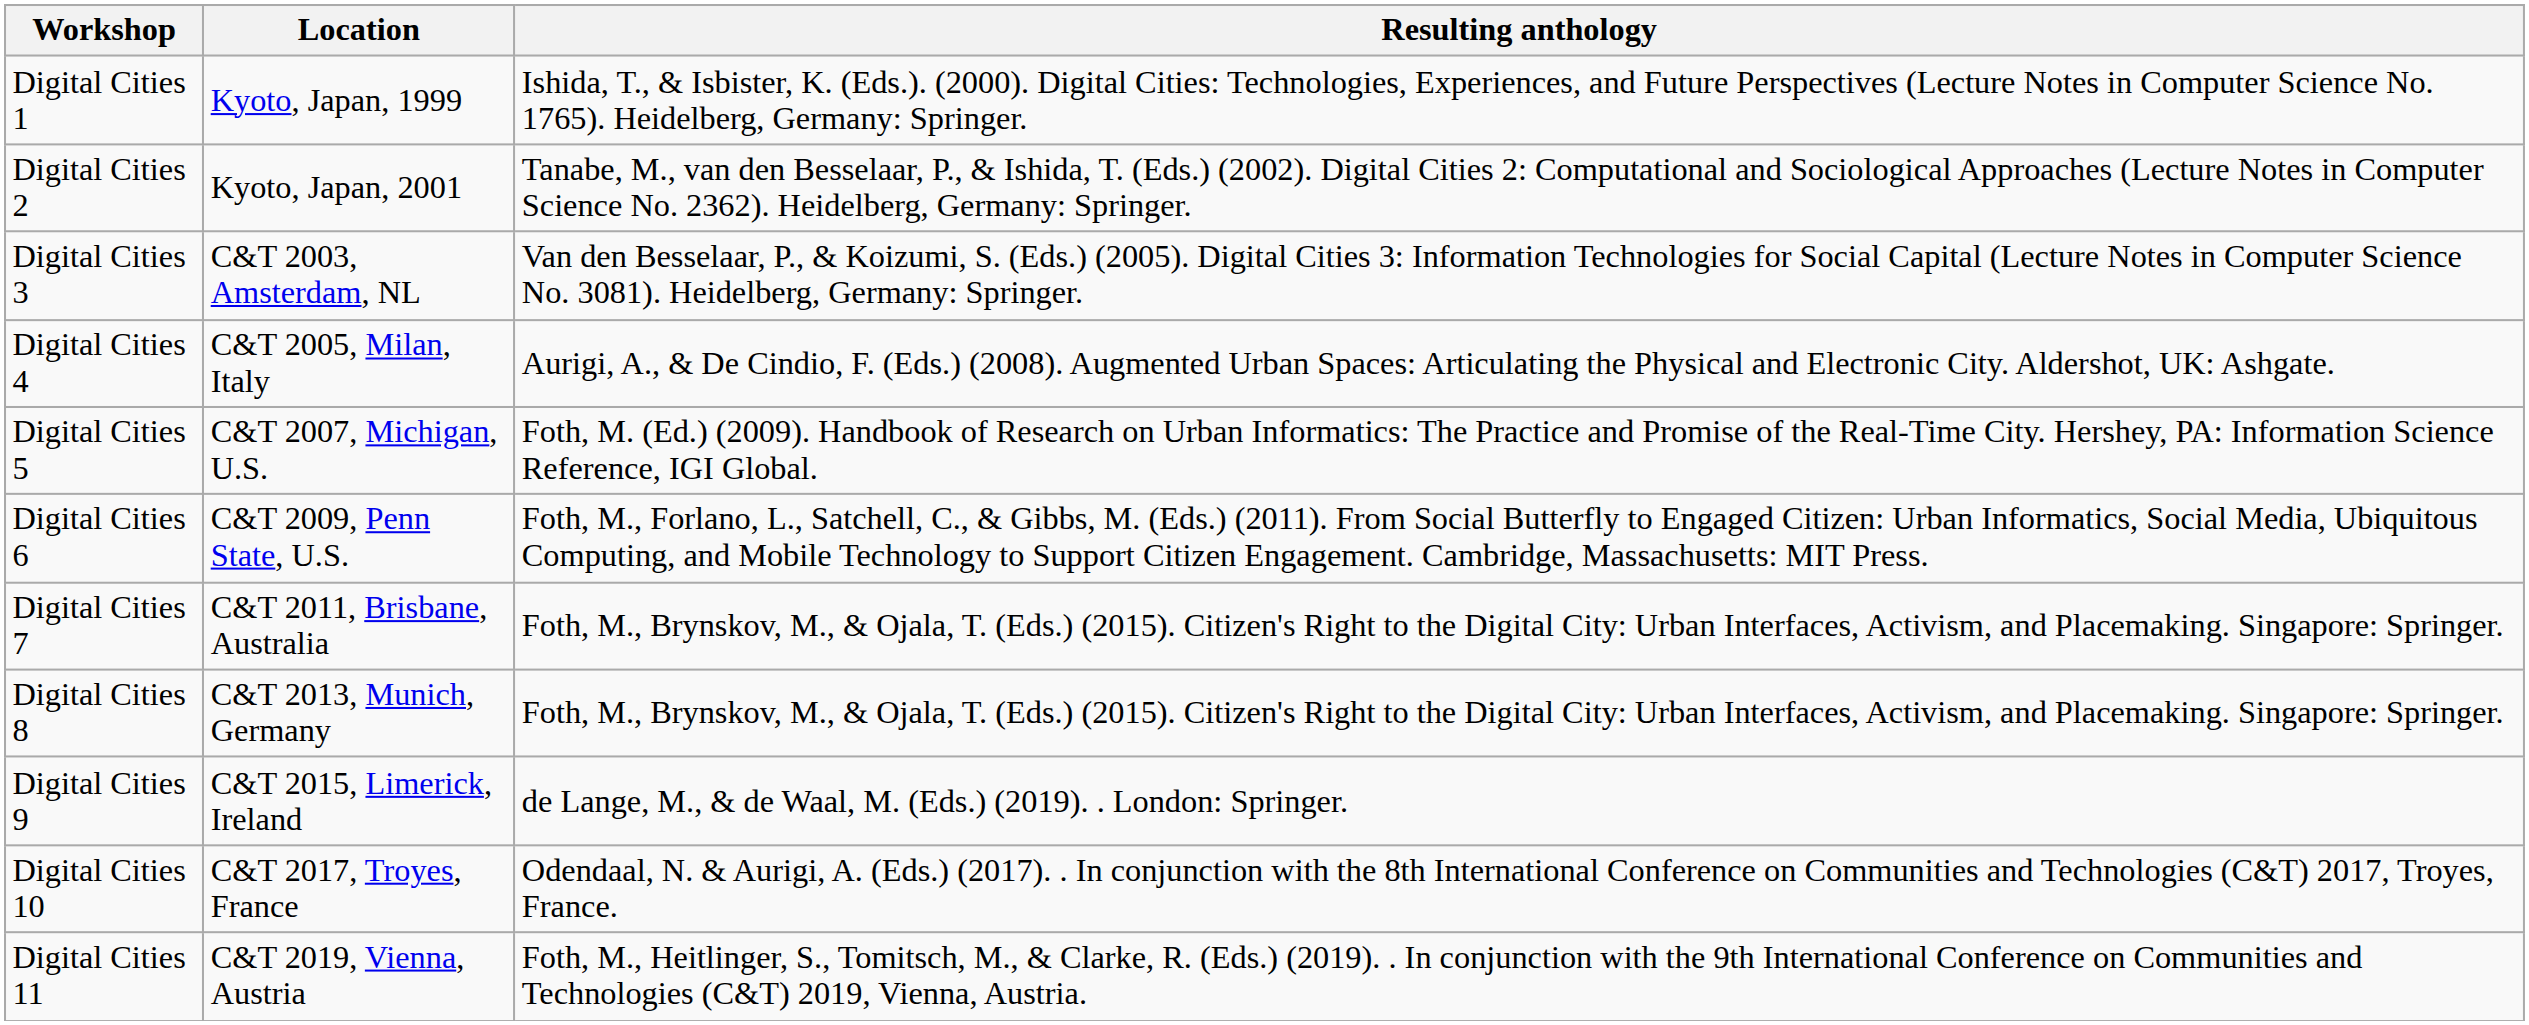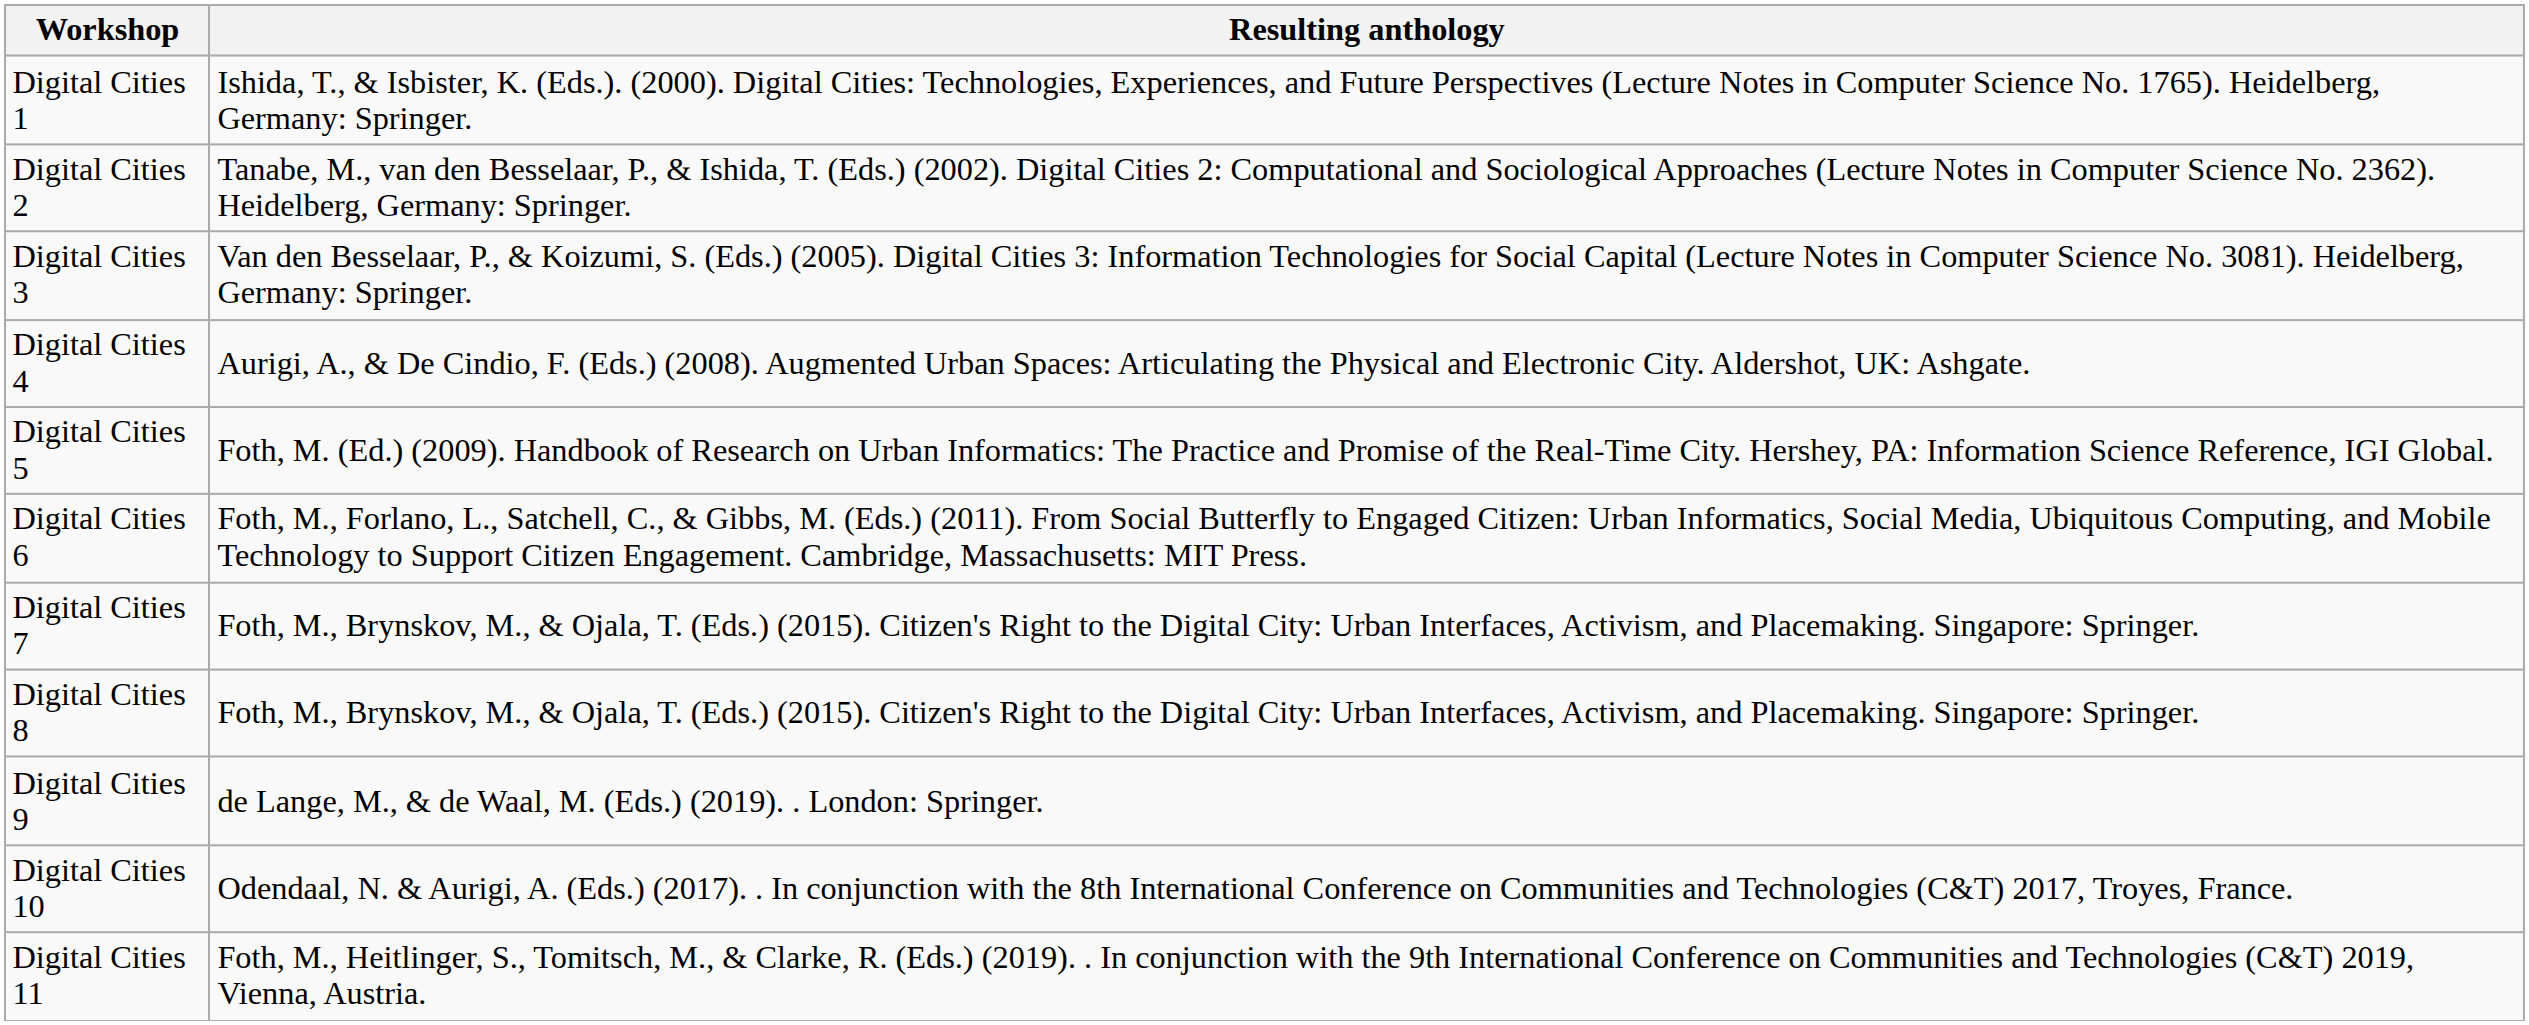- column: (359, 30)
